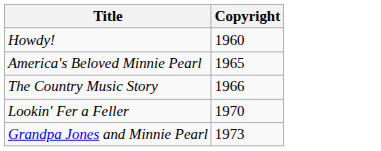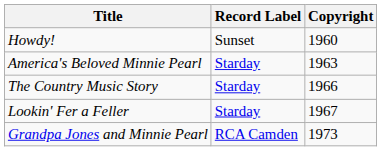+ column: (258, 16)
(230, 63) 1965 -> (323, 63) 1963
(230, 110) 1970 -> (323, 110) 1967
